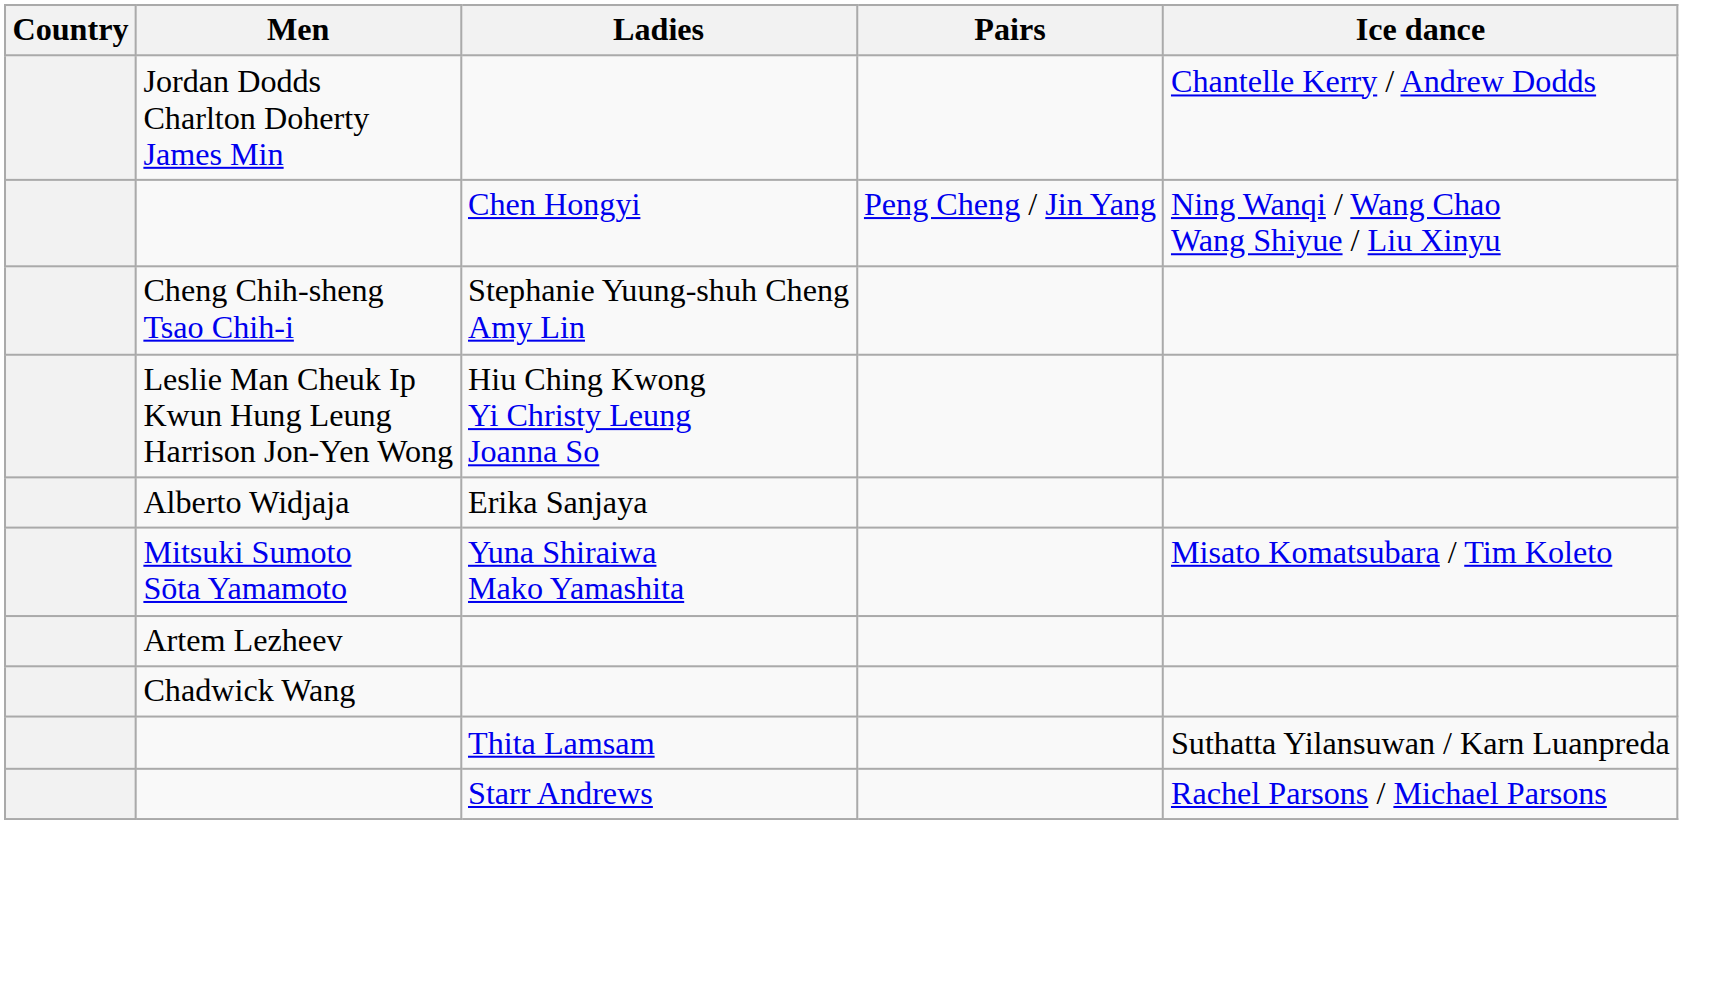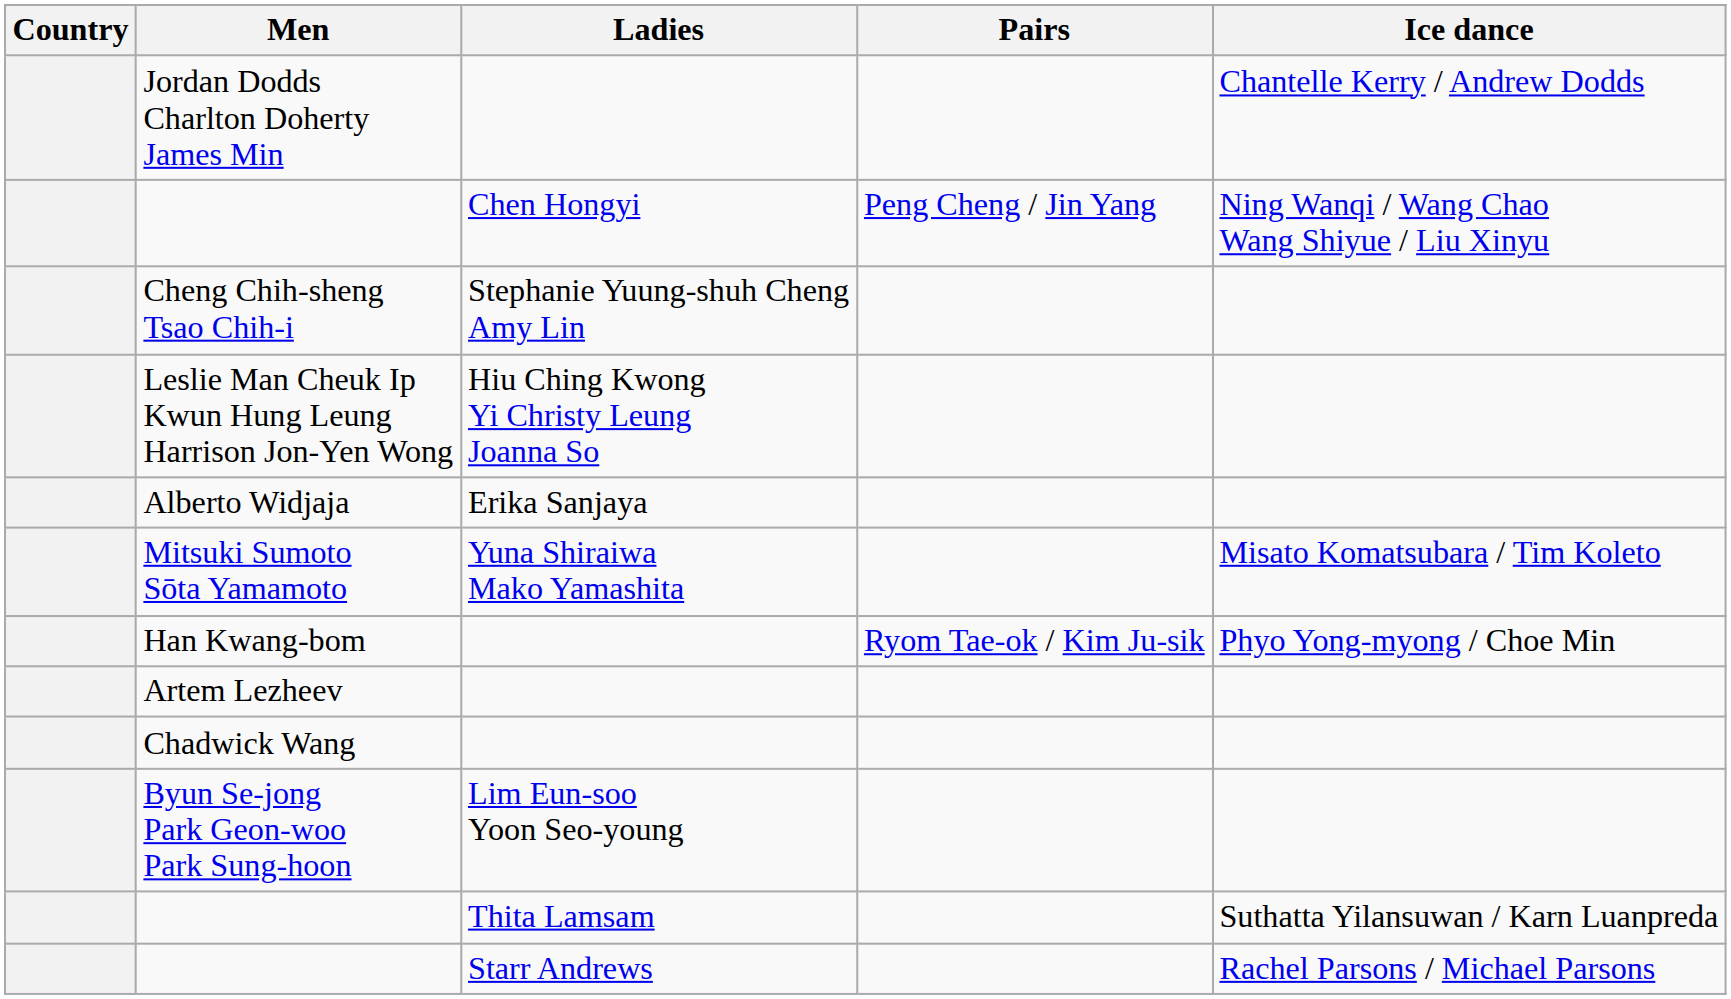+ row: (255, 640)
+ row: (247, 829)
